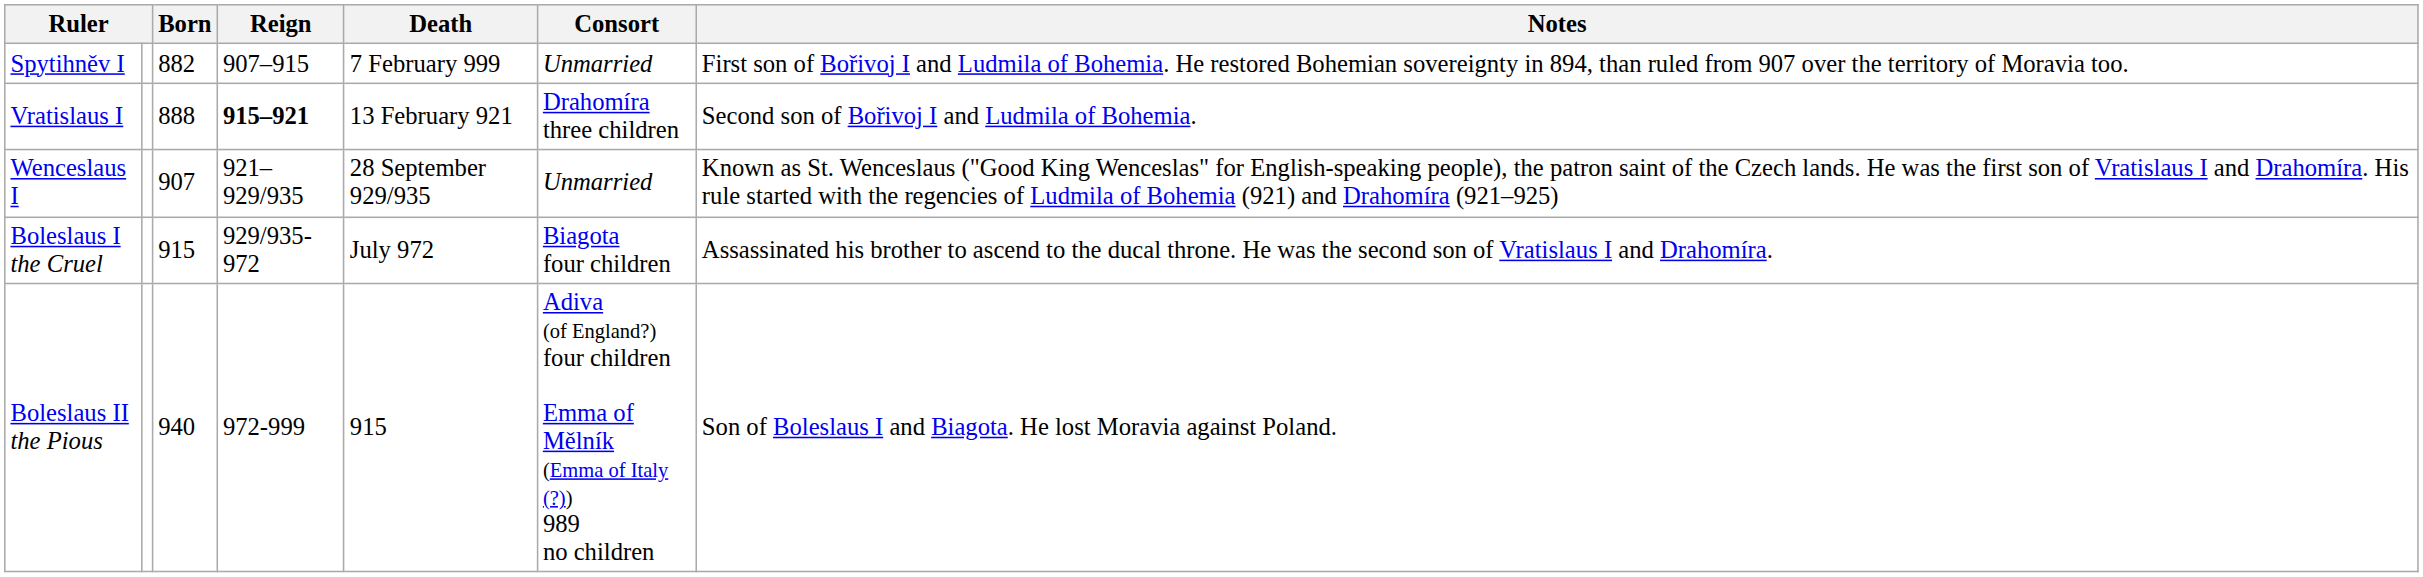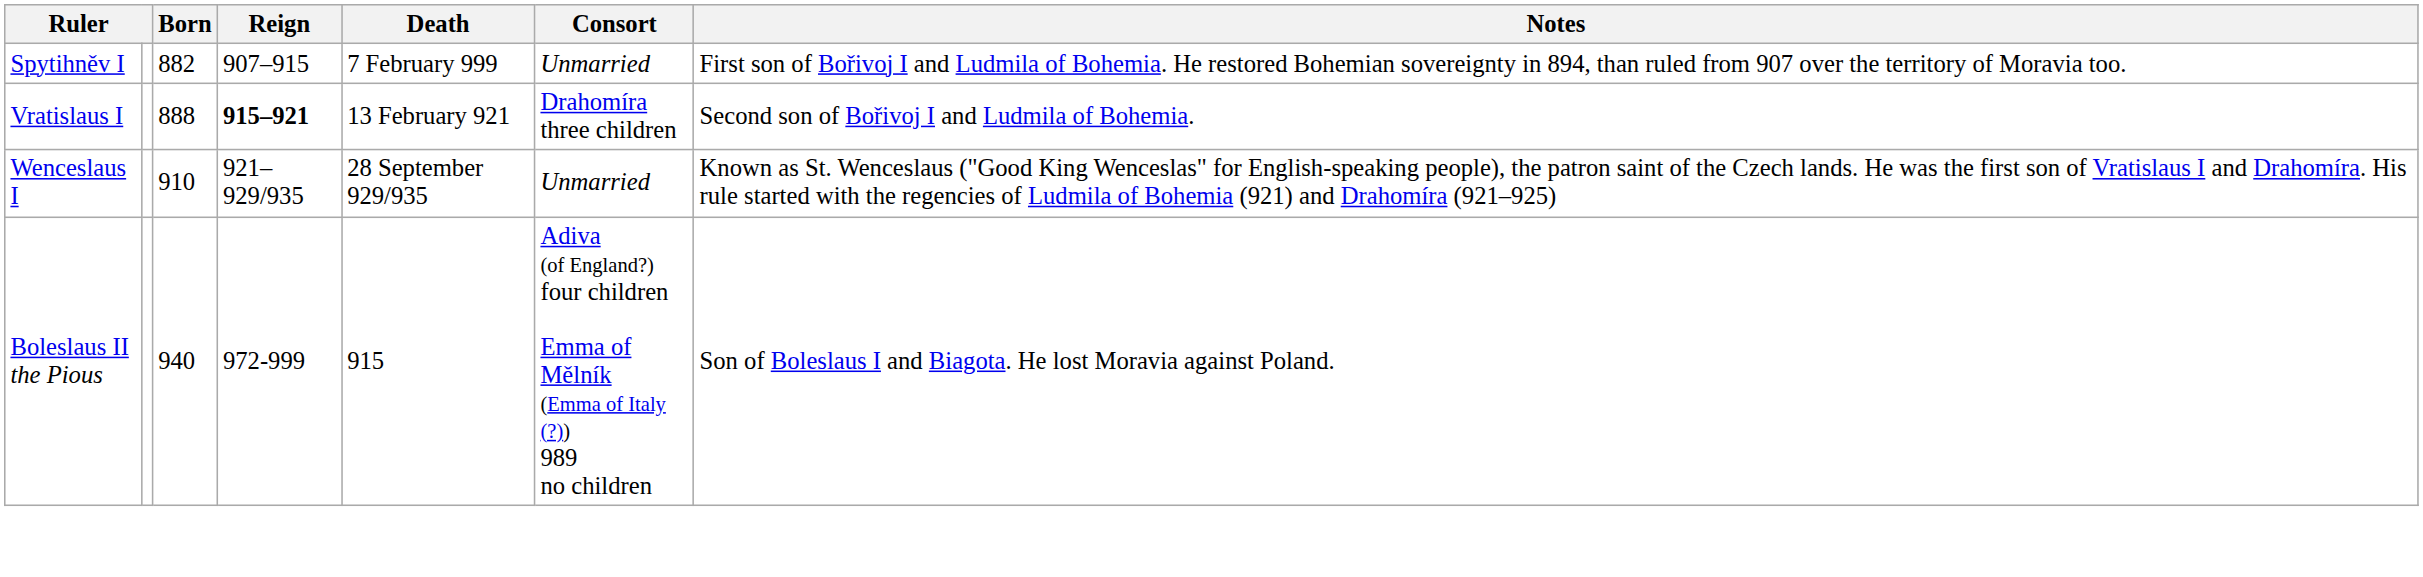(177, 182) 907 -> (177, 182) 910
- row: (66, 249)
